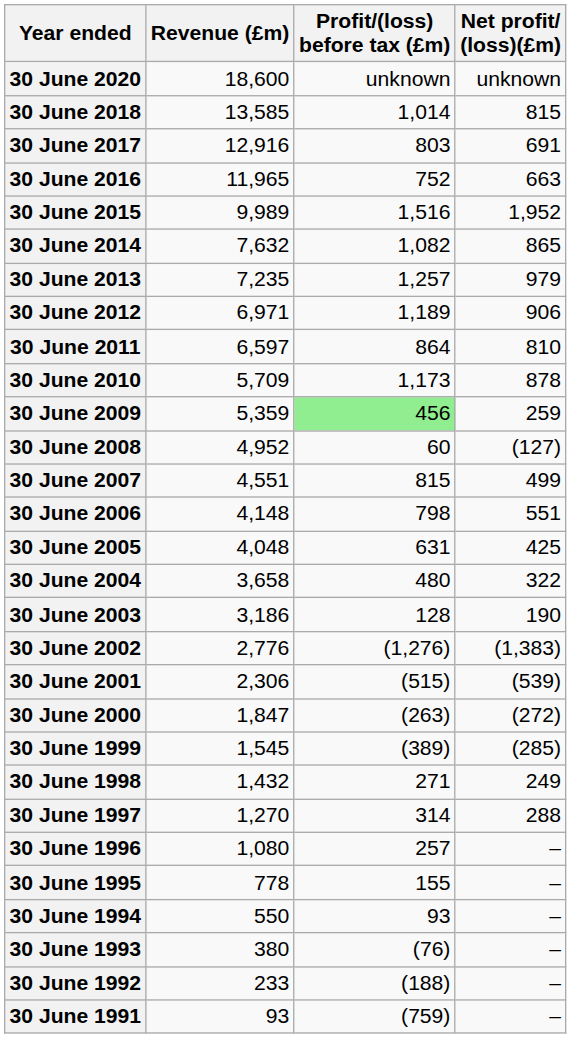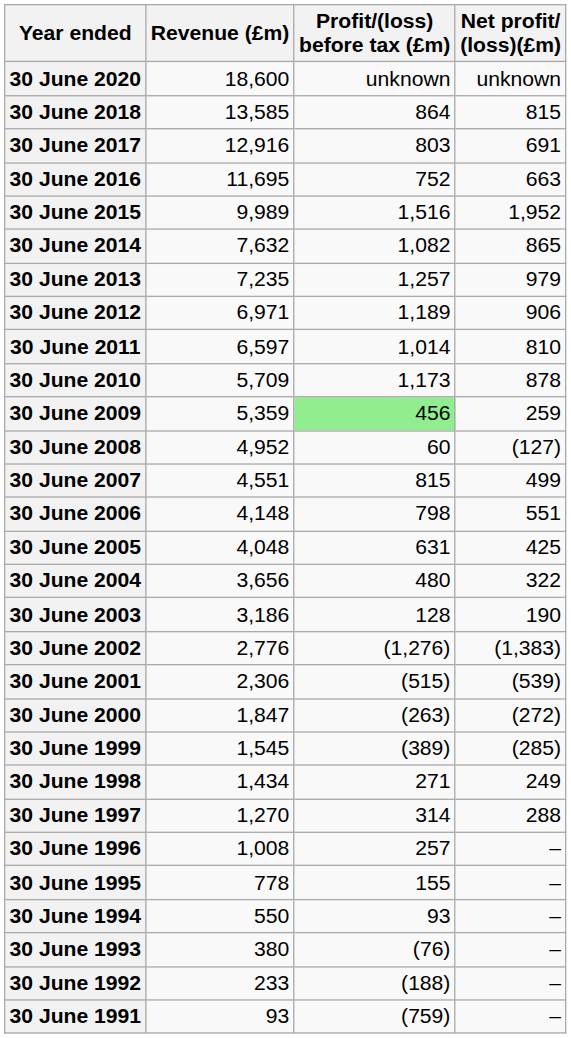(424, 111) 1,014 -> (433, 111) 864
(258, 178) 11,965 -> (258, 178) 11,695
(433, 346) 864 -> (424, 346) 1,014
(263, 580) 3,658 -> (263, 580) 3,656
(263, 781) 1,432 -> (263, 781) 1,434
(263, 848) 1,080 -> (263, 848) 1,008
